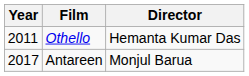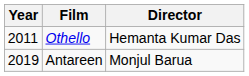(23, 60) 2017 -> (23, 60) 2019
